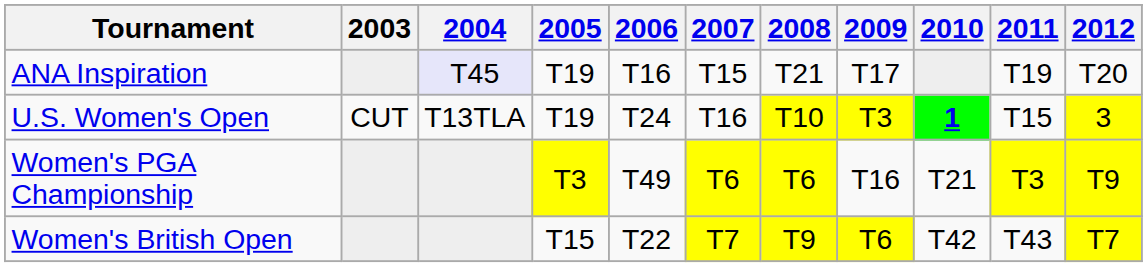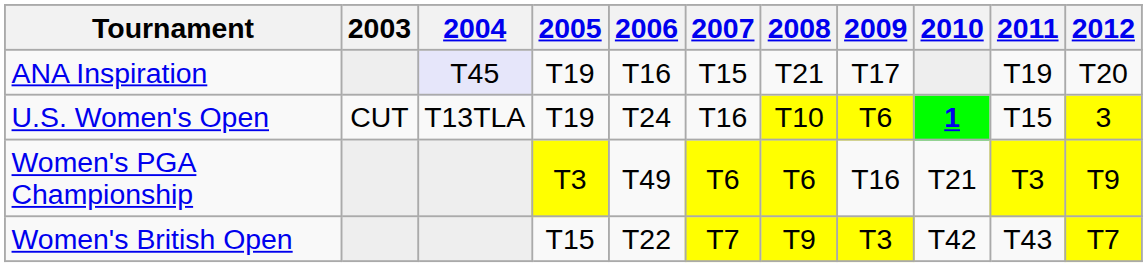(876, 118) T3 -> (876, 118) T6
(876, 239) T6 -> (876, 239) T3
